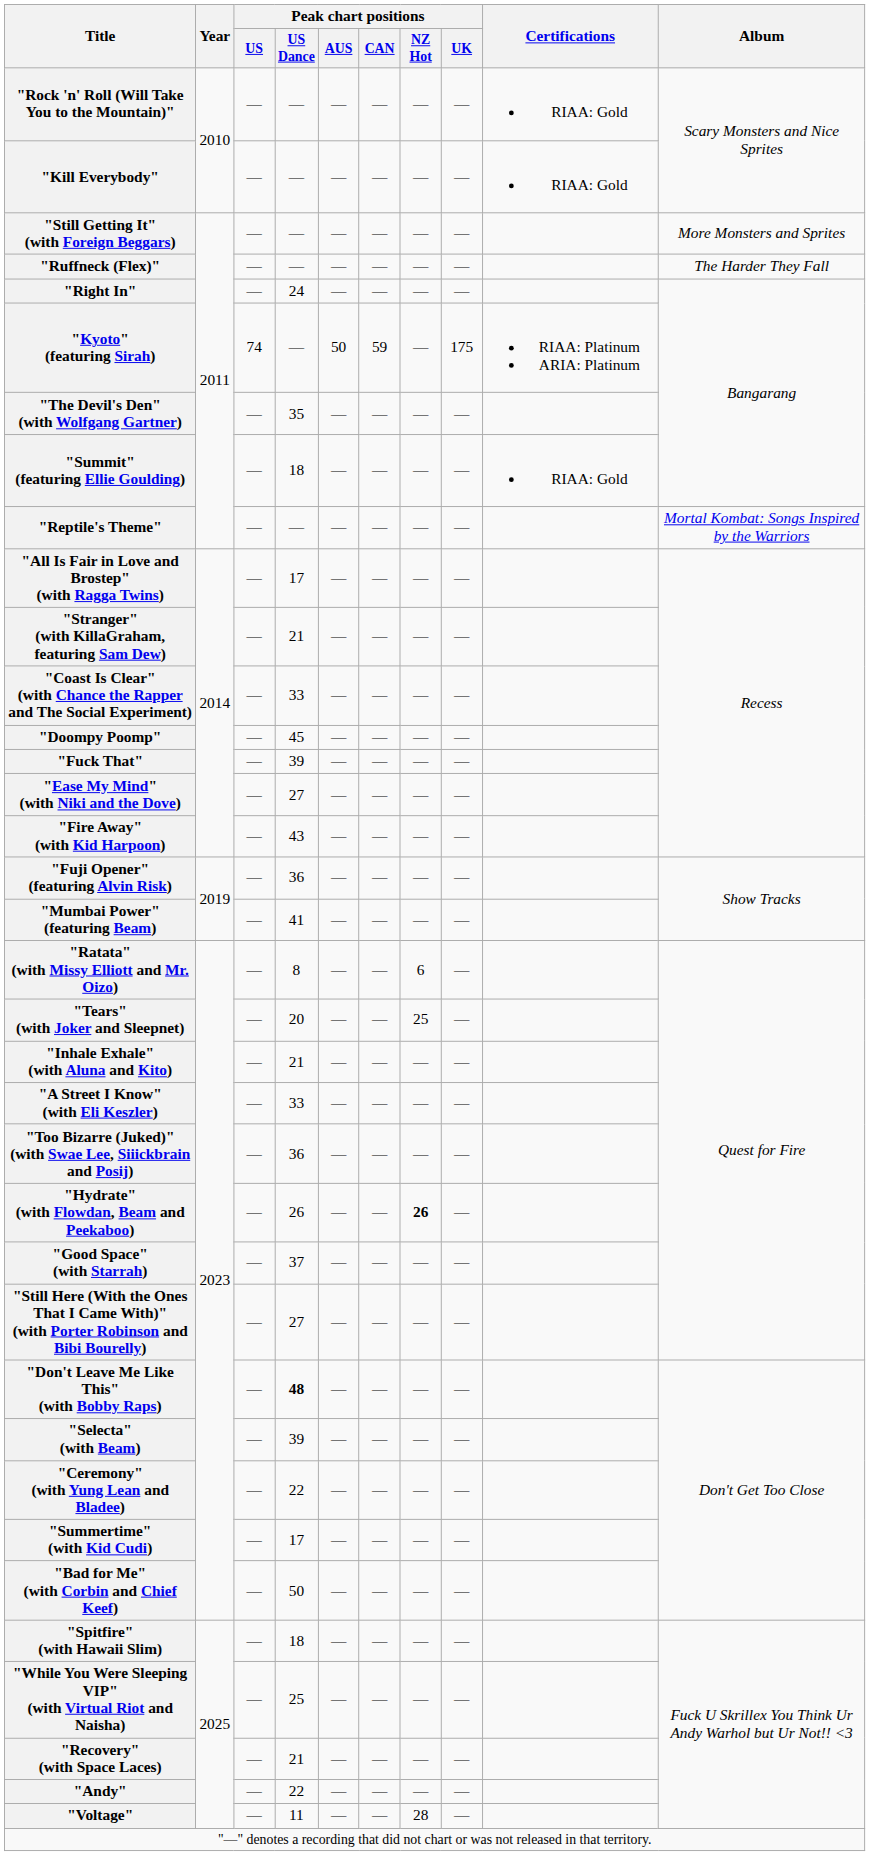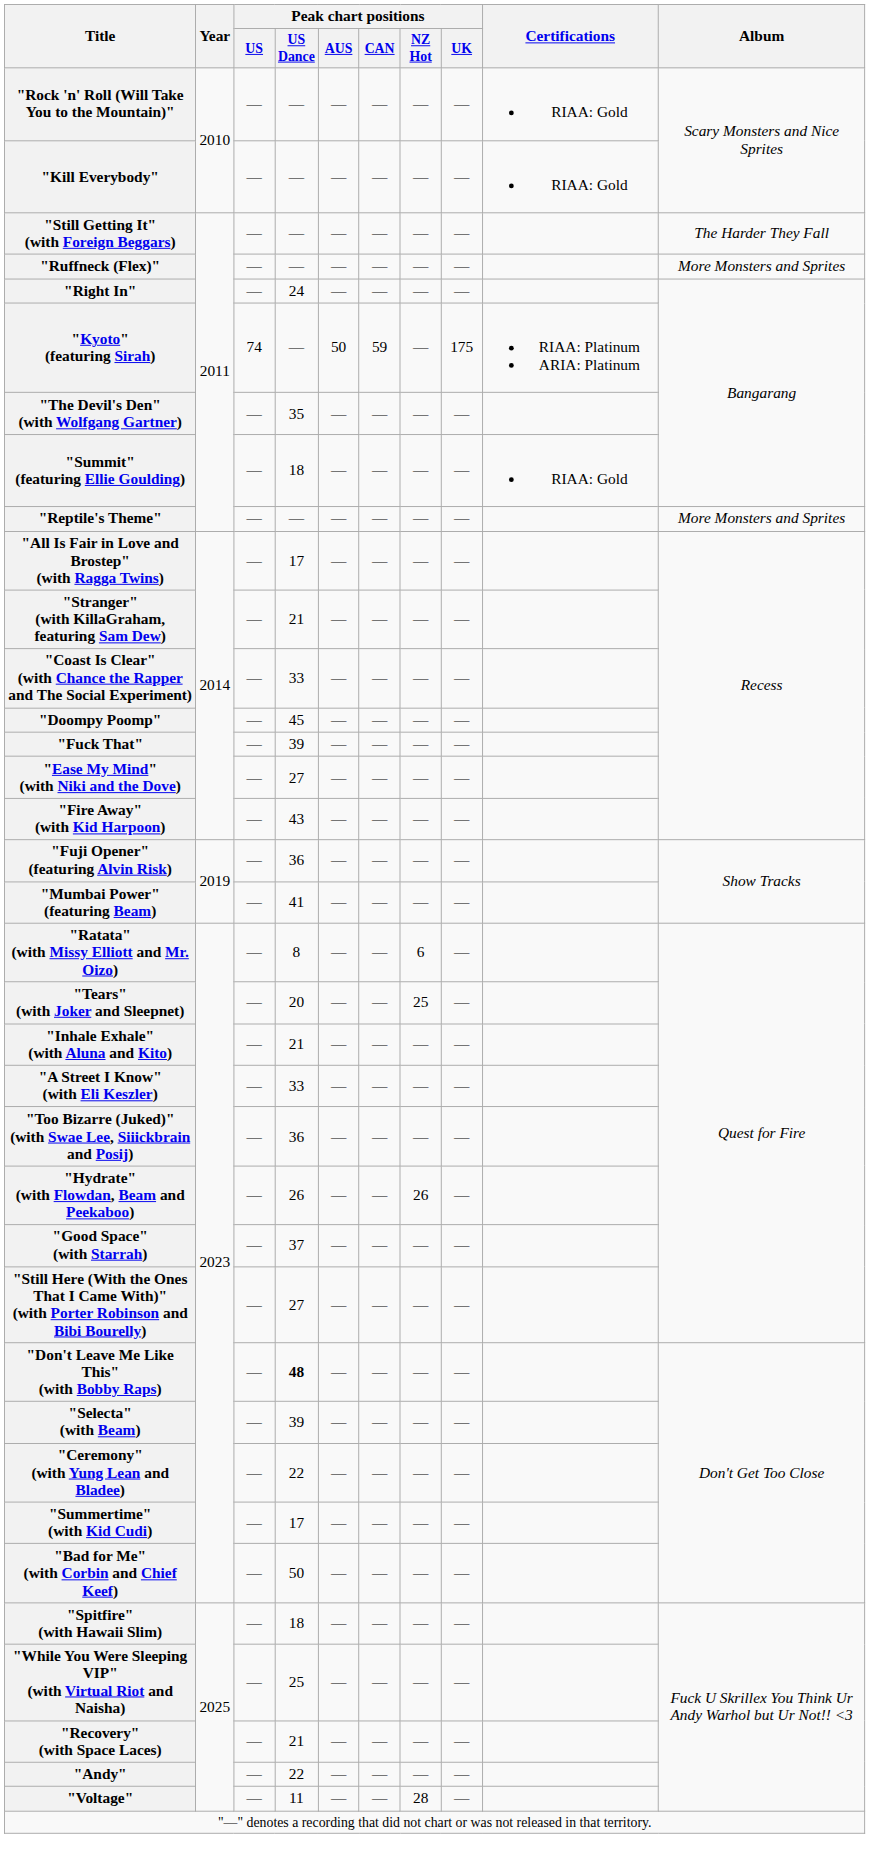(762, 233) More Monsters and Sprites -> (762, 233) The Harder They Fall
(762, 266) The Harder They Fall -> (762, 266) More Monsters and Sprites
(762, 527) Mortal Kombat: Songs Inspired by the Warriors -> (762, 518) More Monsters and Sprites
(421, 1212) bold -> (421, 1195) normal
